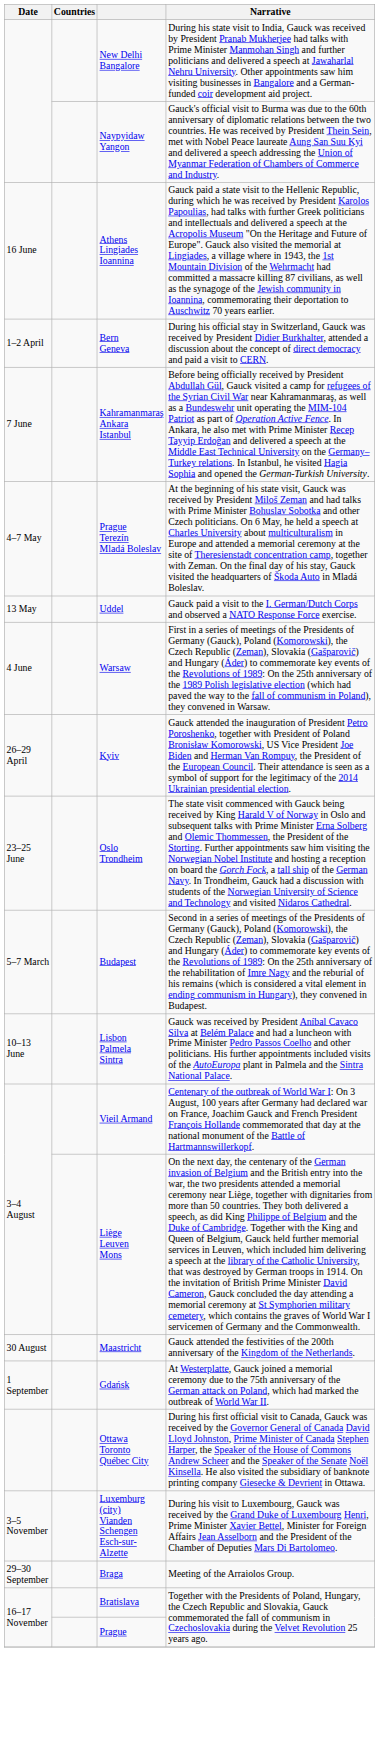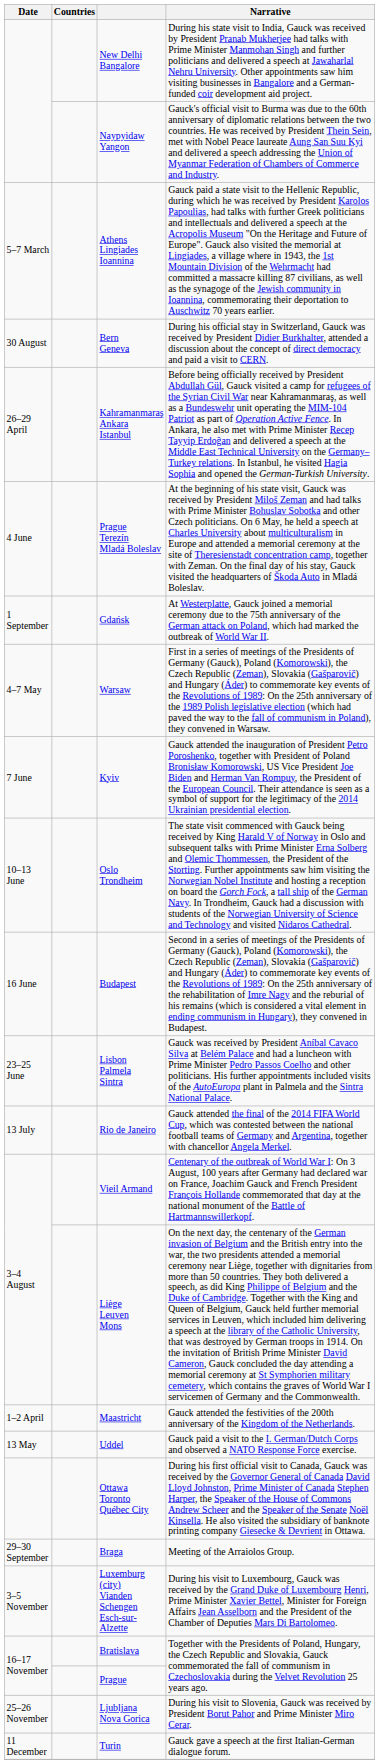(22, 250) 16 June -> (28, 250) 5–7 March
(25, 343) 1–2 April -> (26, 343) 30 August
(19, 424) 7 June -> (19, 424) 26–29 April
(24, 538) 4–7 May -> (19, 538) 4 June
rows swapped: (111, 609) <-> (114, 1385)
(19, 668) 4 June -> (24, 690) 4–7 May
(19, 755) 26–29 April -> (19, 777) 7 June
(19, 853) 23–25 June -> (19, 875) 10–13 June
(28, 962) 5–7 March -> (22, 984) 16 June
(19, 1048) 10–13 June -> (19, 1070) 23–25 June
+ row: (128, 1130)
(26, 1347) 30 August -> (25, 1418) 1–2 April
rows swapped: (111, 1574) <-> (122, 1526)
+ row: (125, 1714)
+ row: (110, 1746)
